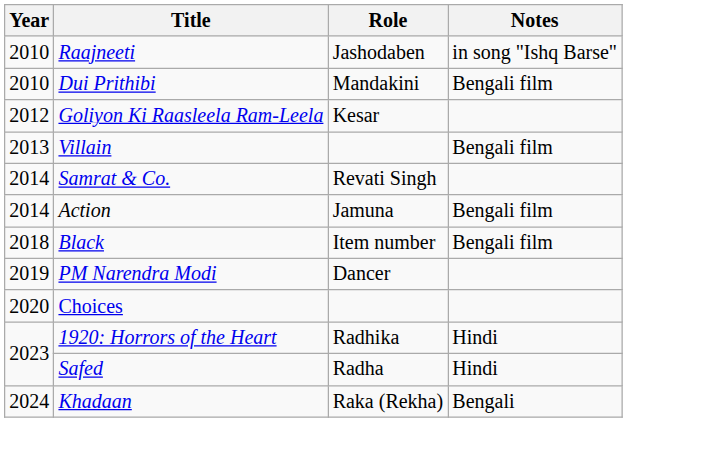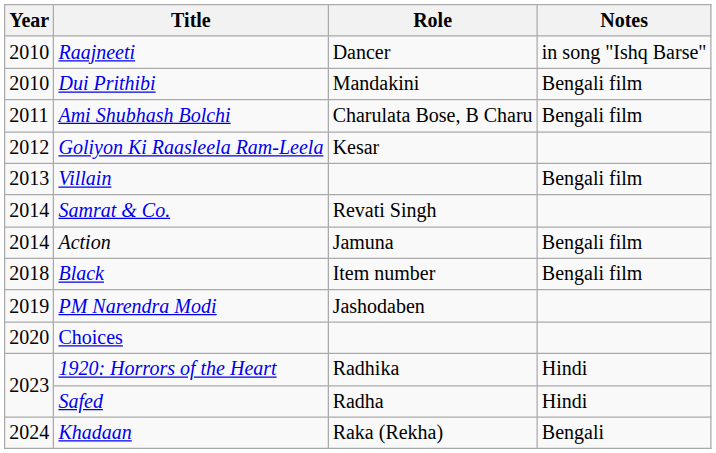(379, 52) Jashodaben -> (362, 52) Dancer
+ row: (145, 115)
(362, 274) Dancer -> (379, 305) Jashodaben
